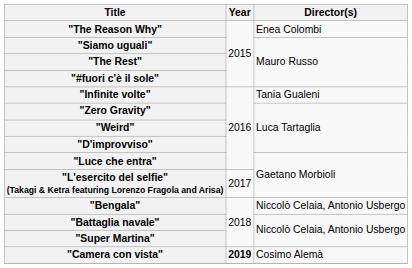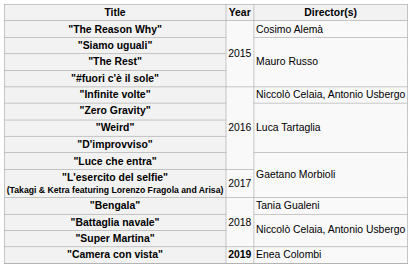(289, 29) Enea Colombi -> (290, 29) Cosimo Alemà
(288, 95) Tania Gualeni -> (331, 95) Niccolò Celaia, Antonio Usbergo
(331, 205) Niccolò Celaia, Antonio Usbergo -> (288, 205) Tania Gualeni
(290, 255) Cosimo Alemà -> (289, 255) Enea Colombi
